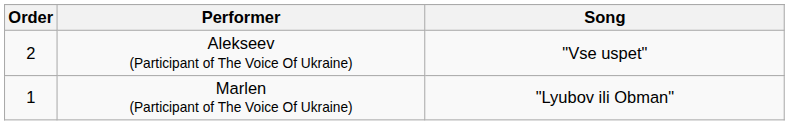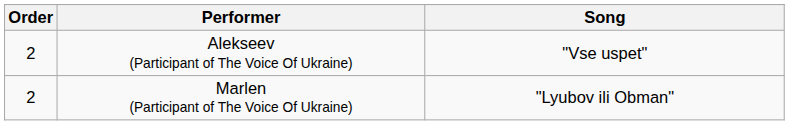(31, 97) 1 -> (31, 97) 2
